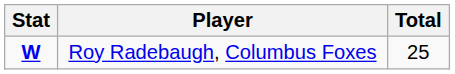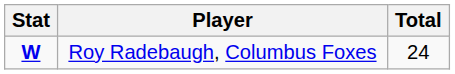(418, 52) 25 -> (418, 52) 24
